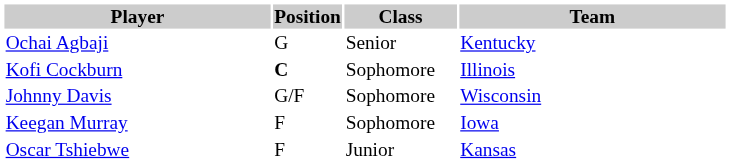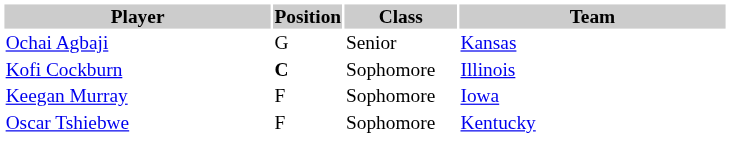(498, 43) Kentucky -> (488, 43) Kansas
- row: (59, 96)
(370, 149) Junior -> (391, 122) Sophomore
(488, 149) Kansas -> (498, 122) Kentucky
